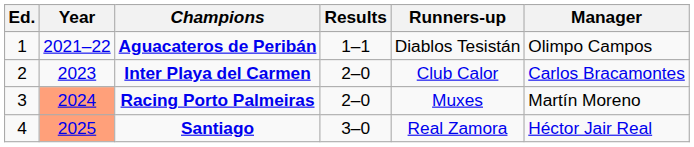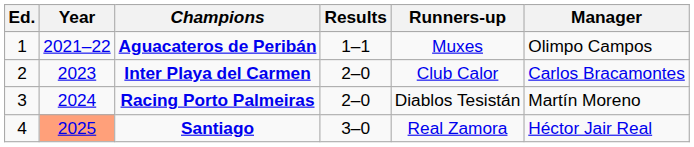(458, 45) Diablos Tesistán -> (458, 45) Muxes
(77, 100) lightsalmon background -> (77, 100) no background
(458, 100) Muxes -> (458, 100) Diablos Tesistán
